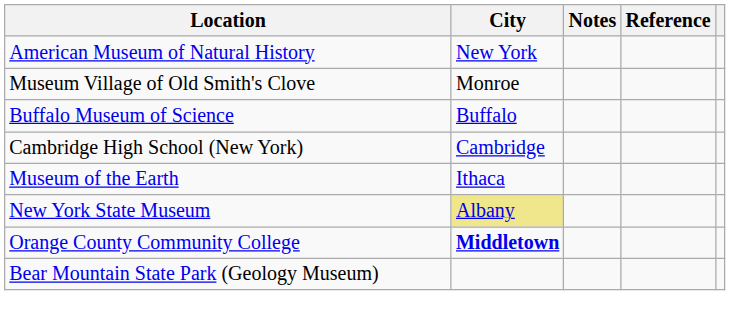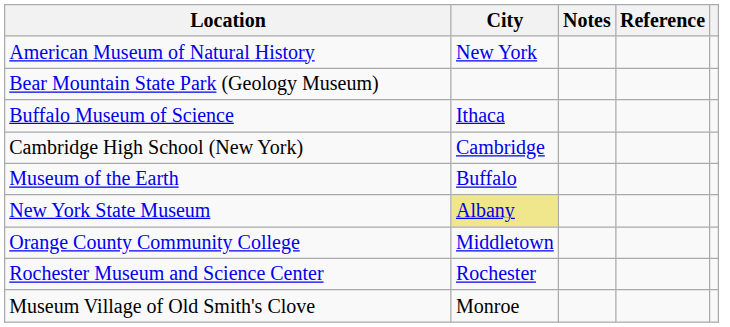rows swapped: (194, 274) <-> (162, 83)
(486, 115) Buffalo -> (480, 115) Ithaca
(480, 178) Ithaca -> (486, 178) Buffalo
(508, 242) bold -> (505, 242) normal
+ row: (166, 274)
